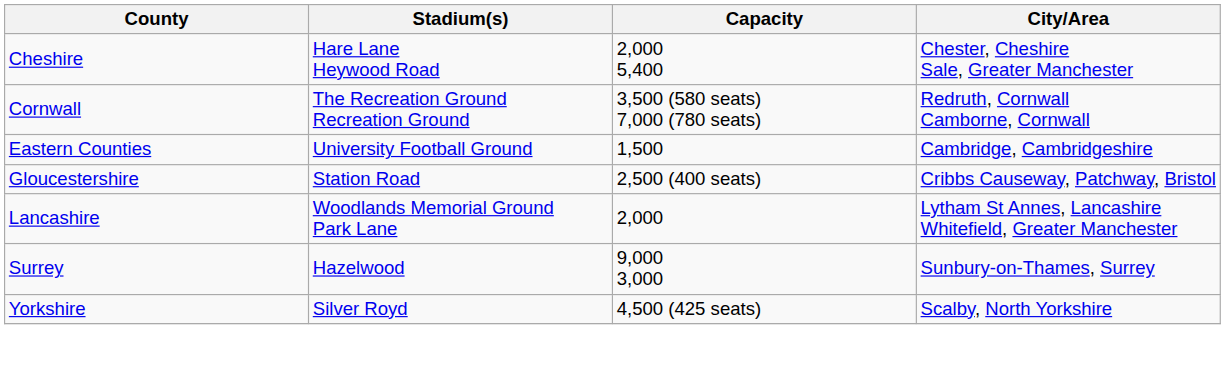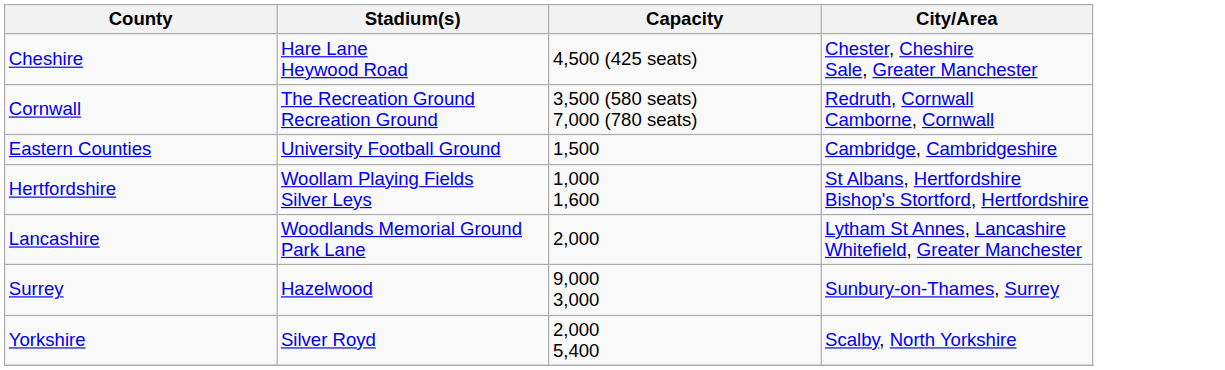(640, 59) 2,000 5,400 -> (625, 59) 4,500 (425 seats)
- row: (74, 178)
+ row: (62, 189)
(689, 308) 4,500 (425 seats) -> (576, 340) 2,000 5,400
